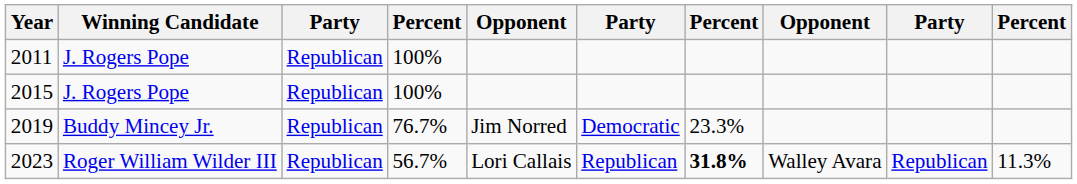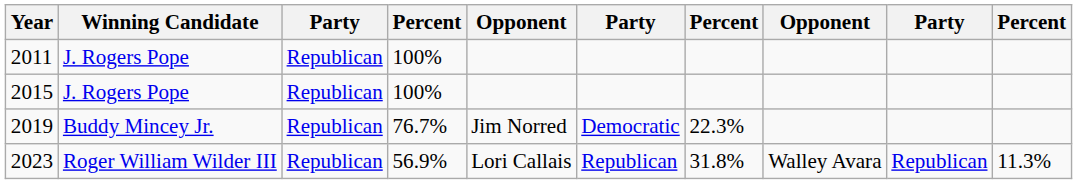(717, 126) 23.3% -> (717, 126) 22.3%
(420, 161) 56.7% -> (420, 161) 56.9%
(719, 161) bold -> (717, 161) normal
